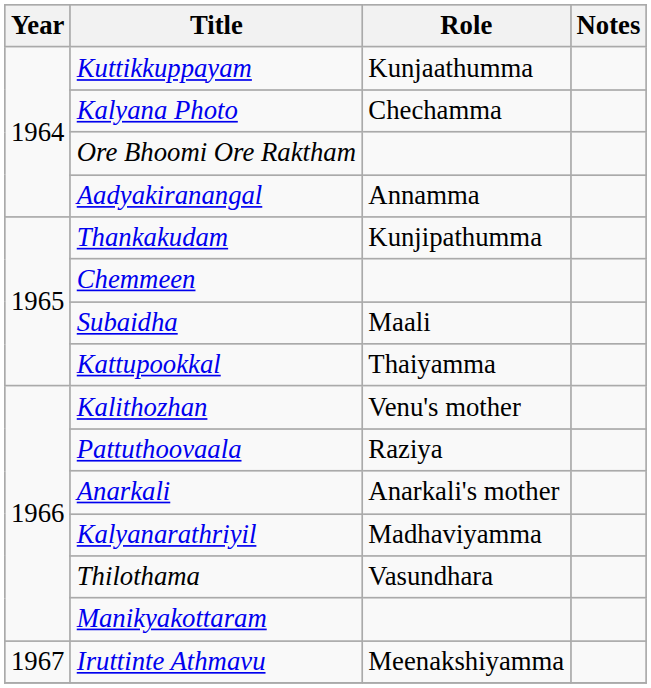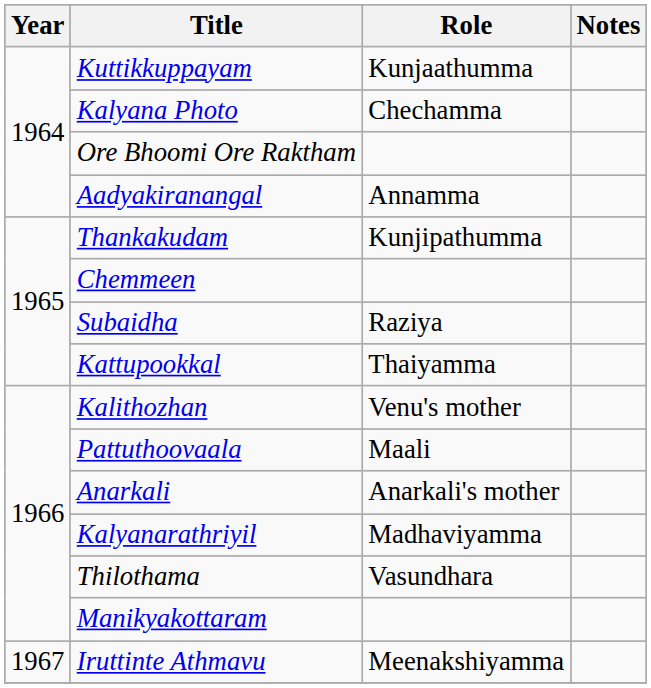(400, 322) Maali -> (405, 322) Raziya
(405, 449) Raziya -> (400, 449) Maali
